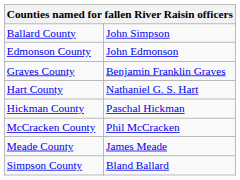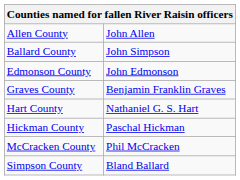+ row: (37, 33)
- row: (40, 146)
